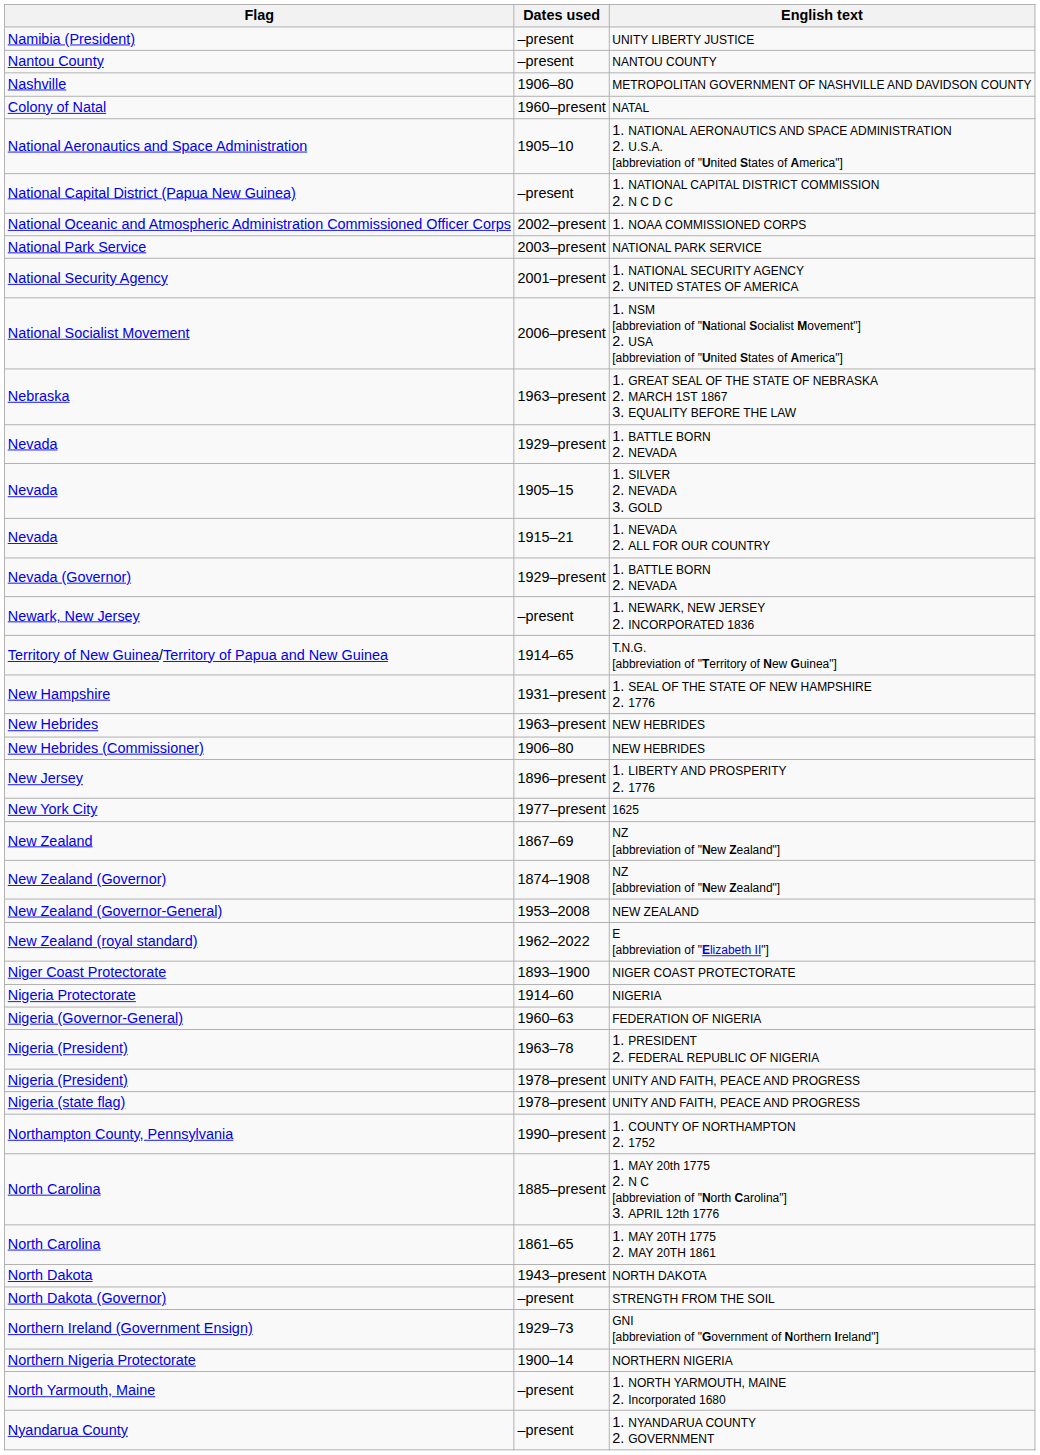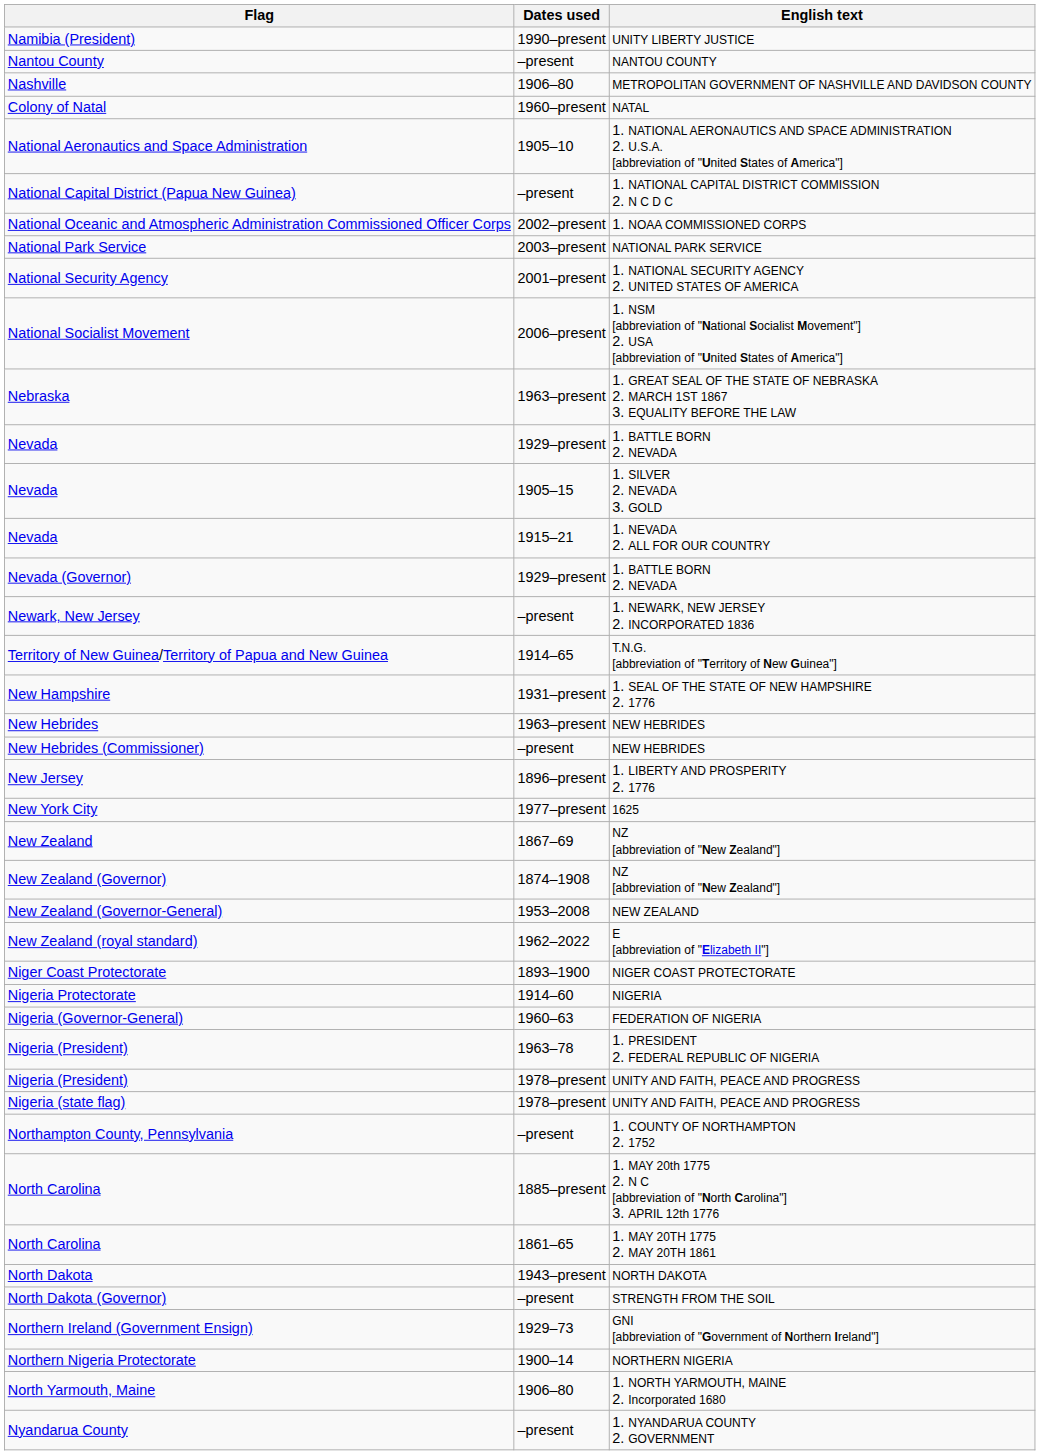(546, 38) –present -> (562, 38) 1990–present
(546, 748) 1906–80 -> (546, 748) –present
(562, 1134) 1990–present -> (546, 1134) –present
(546, 1391) –present -> (546, 1391) 1906–80
